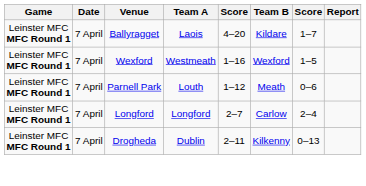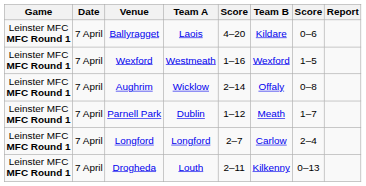(308, 33) 1–7 -> (308, 33) 0–6
+ row: (134, 87)
(191, 87) Louth -> (191, 114) Dublin
(308, 87) 0–6 -> (308, 114) 1–7
(191, 141) Dublin -> (191, 168) Louth
